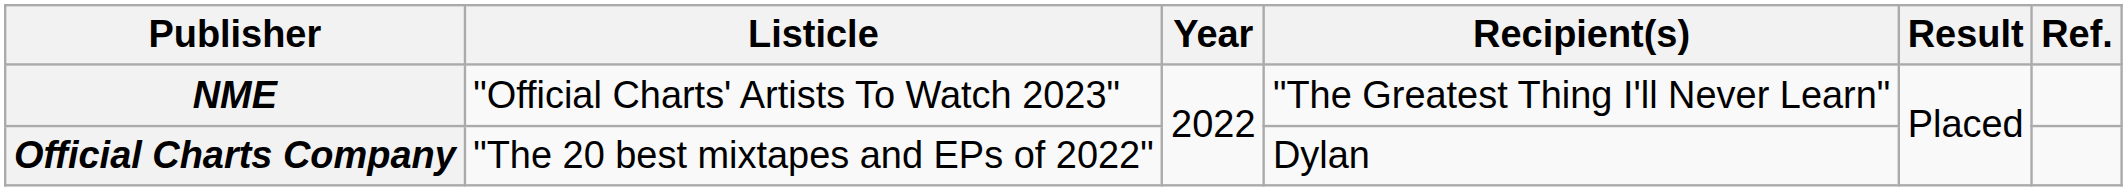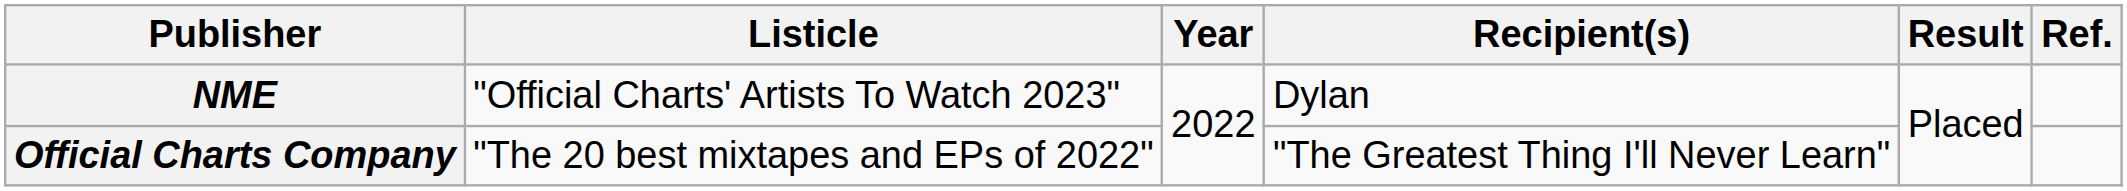(1582, 94) "The Greatest Thing I'll Never Learn" -> (1321, 94) Dylan
(1321, 154) Dylan -> (1582, 154) "The Greatest Thing I'll Never Learn"
